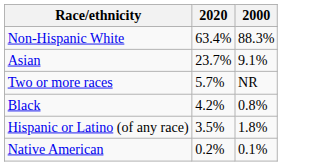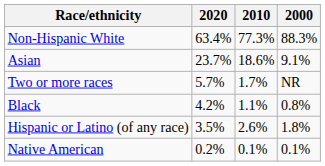+ column: (256, 15)
